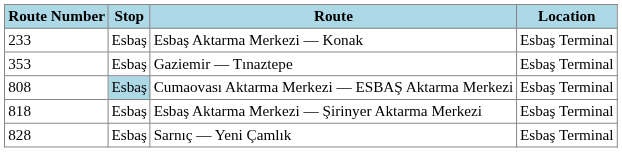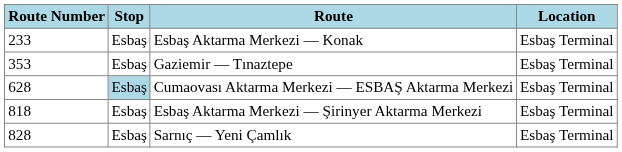(20, 87) 808 -> (20, 87) 628
